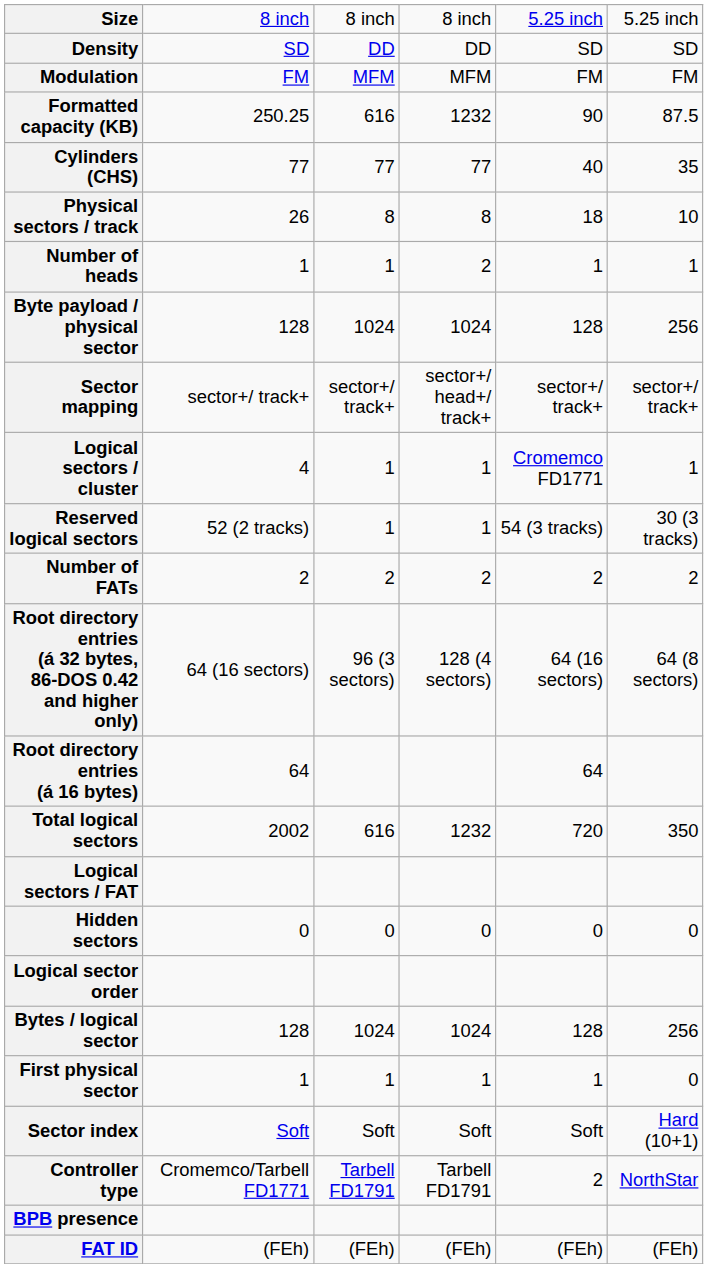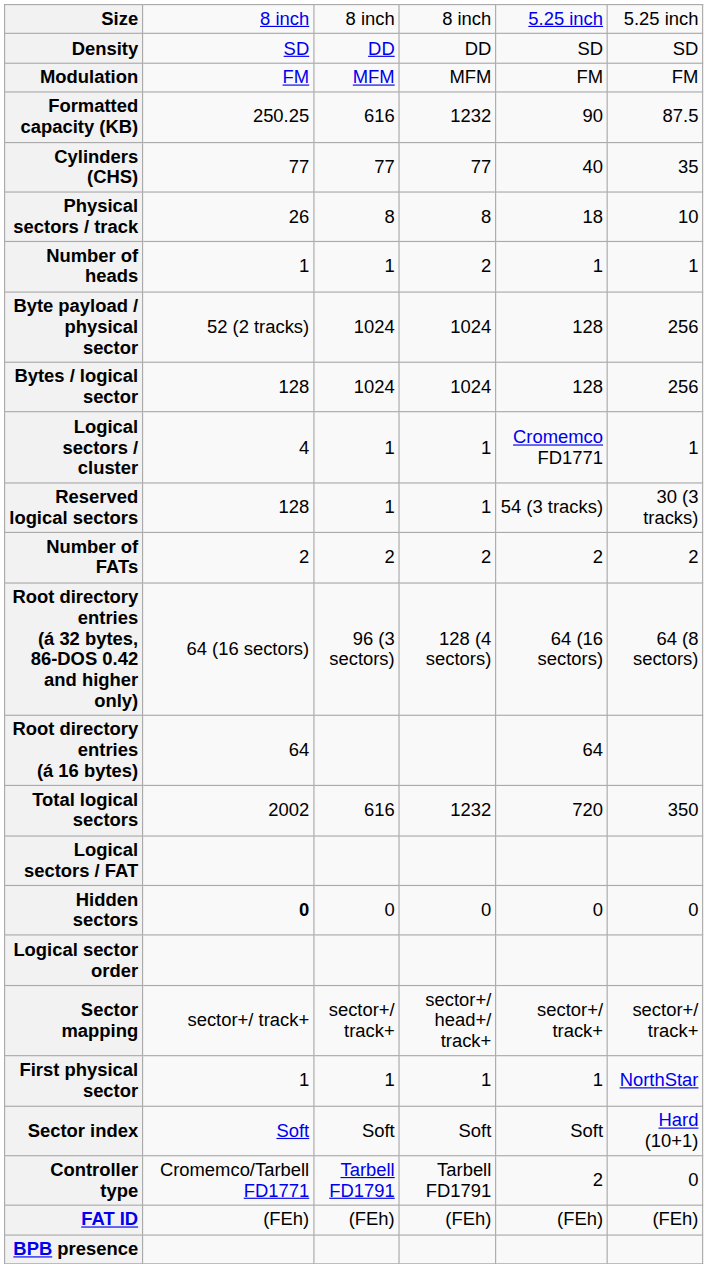(294, 326) 128 -> (258, 326) 52 (2 tracks)
rows swapped: (76, 1030) <-> (100, 397)
(258, 528) 52 (2 tracks) -> (294, 507) 128
(304, 931) normal -> (304, 910) bold
(693, 1080) 0 -> (659, 1080) NorthStar
(659, 1180) NorthStar -> (693, 1180) 0
rows swapped: (110, 1249) <-> (76, 1219)
